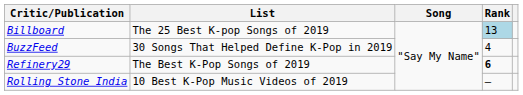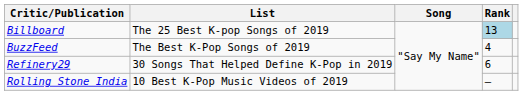(262, 47) 30 Songs That Helped Define K-Pop in 2019 -> (221, 47) The Best K-Pop Songs of 2019
(221, 64) The Best K-Pop Songs of 2019 -> (262, 64) 30 Songs That Helped Define K-Pop in 2019
(488, 64) bold -> (488, 64) normal
